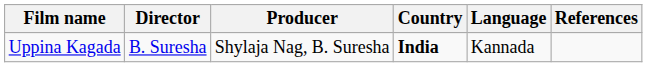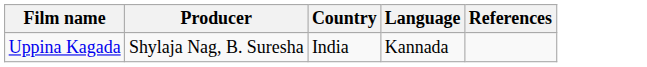- column: (168, 18)
(418, 47) bold -> (330, 47) normal
